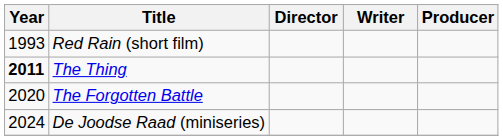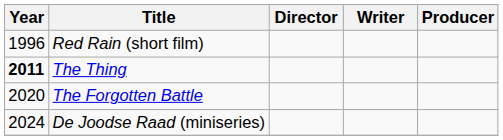(27, 43) 1993 -> (27, 43) 1996
